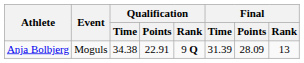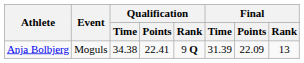(157, 50) 22.91 -> (157, 50) 22.41
(252, 50) 28.09 -> (252, 50) 22.09
